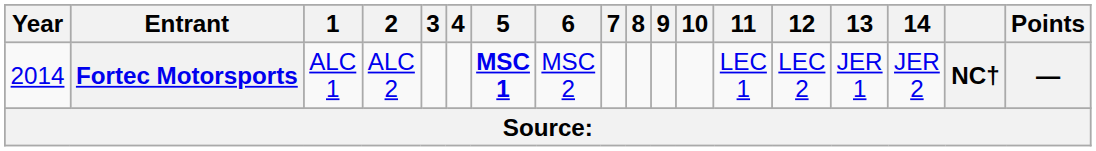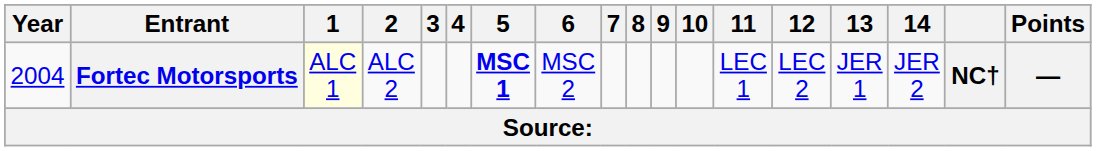(38, 75) 2014 -> (38, 75) 2004
(333, 75) no background -> (333, 75) lightyellow background
